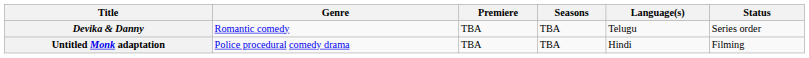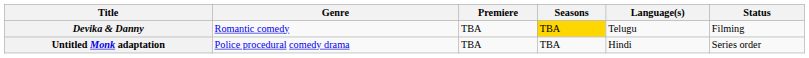(550, 28) no background -> (550, 28) gold background
(736, 28) Series order -> (728, 28) Filming
(728, 45) Filming -> (736, 45) Series order
